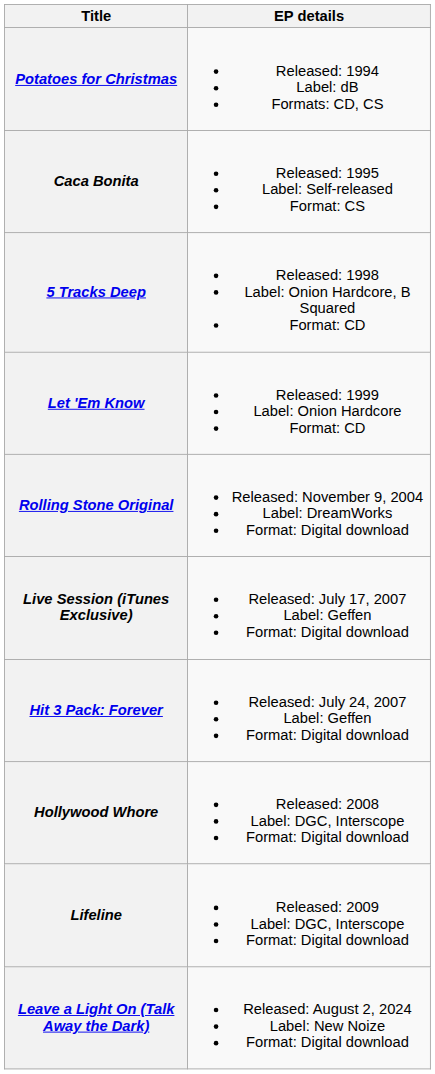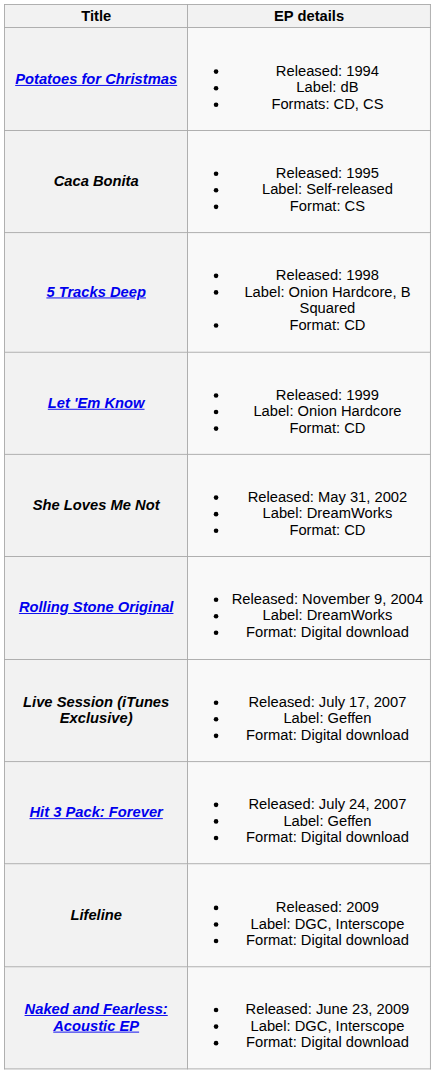+ row: (96, 505)
- row: (96, 812)
+ row: (96, 1017)
- row: (96, 1017)
